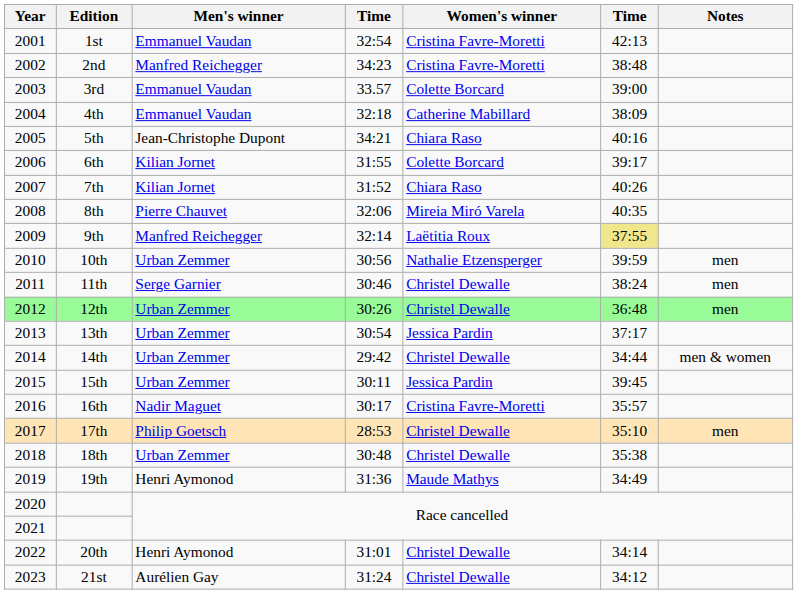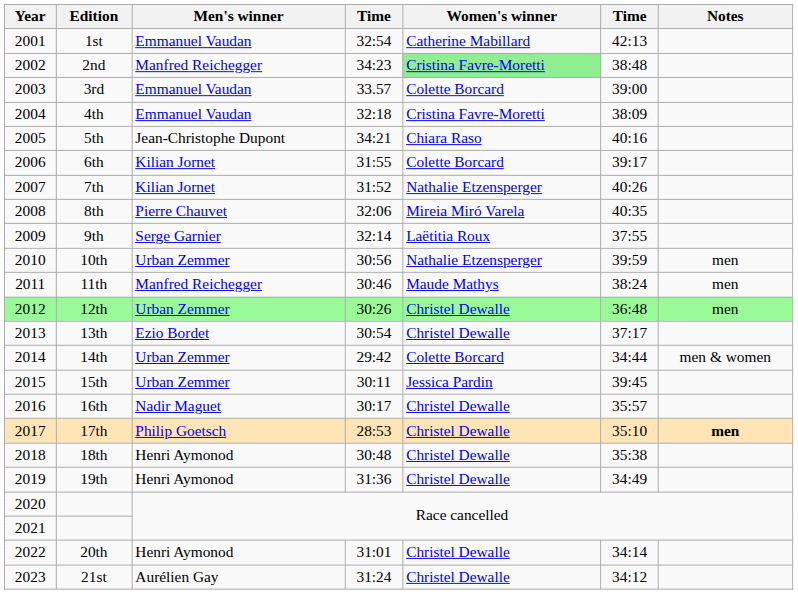(475, 41) Cristina Favre-Moretti -> (468, 41) Catherine Mabillard
(475, 65) no background -> (475, 65) lightgreen background
(468, 114) Catherine Mabillard -> (475, 114) Cristina Favre-Moretti
(444, 187) Chiara Raso -> (474, 187) Nathalie Etzensperger
(199, 235) Manfred Reichegger -> (178, 235) Serge Garnier
(630, 235) khaki background -> (630, 235) no background
(178, 284) Serge Garnier -> (199, 284) Manfred Reichegger
(458, 284) Christel Dewalle -> (452, 284) Maude Mathys
(182, 333) Urban Zemmer -> (172, 333) Ezio Bordet
(449, 333) Jessica Pardin -> (458, 333) Christel Dewalle
(458, 357) Christel Dewalle -> (455, 357) Colette Borcard
(475, 406) Cristina Favre-Moretti -> (458, 406) Christel Dewalle
(725, 430) normal -> (725, 430) bold
(182, 455) Urban Zemmer -> (184, 455) Henri Aymonod
(452, 479) Maude Mathys -> (458, 479) Christel Dewalle
